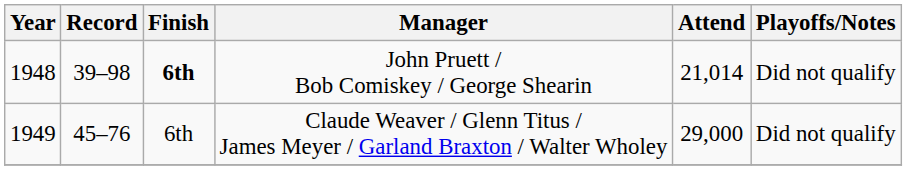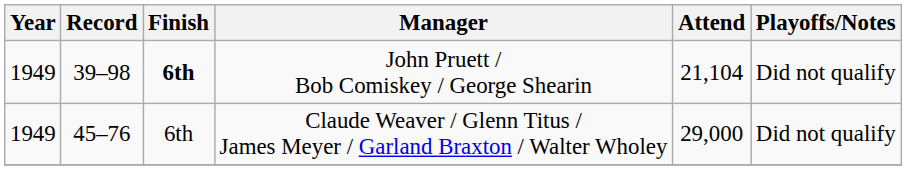(33, 71) 1948 -> (33, 71) 1949
(712, 71) 21,014 -> (712, 71) 21,104
